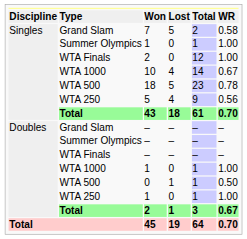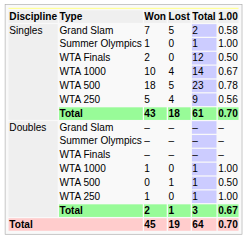(227, 16) WR -> (228, 16) 1.00
(228, 58) 1.00 -> (228, 58) 0.50
